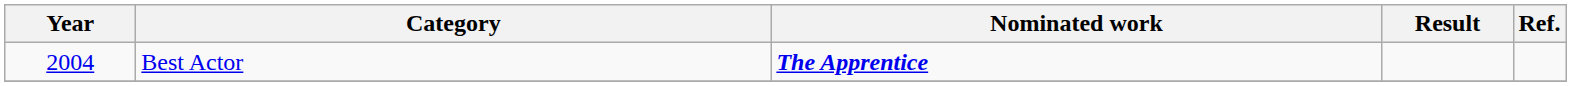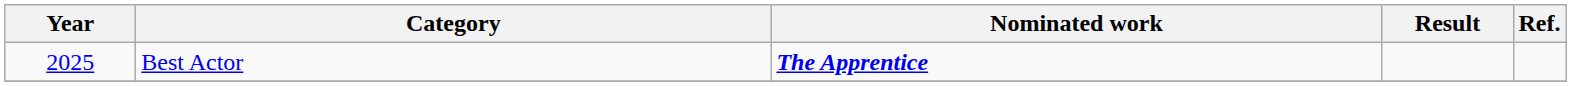(70, 61) 2004 -> (70, 61) 2025
